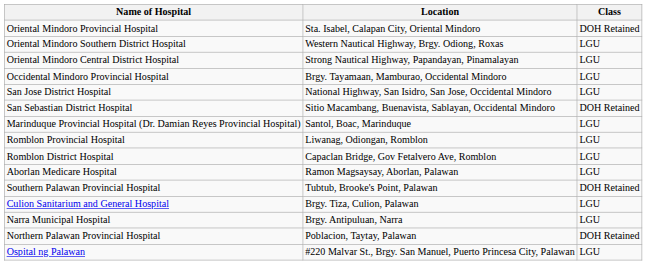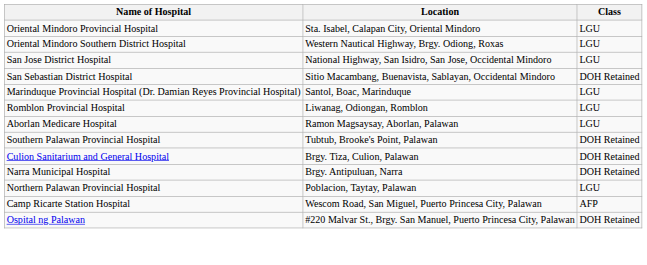(609, 28) DOH Retained -> (590, 28) LGU
- row: (93, 60)
- row: (88, 76)
- row: (60, 156)
(590, 204) LGU -> (609, 156) DOH Retained
(590, 220) LGU -> (609, 172) DOH Retained
(609, 236) DOH Retained -> (590, 188) LGU
+ row: (68, 204)
(590, 252) LGU -> (609, 220) DOH Retained
